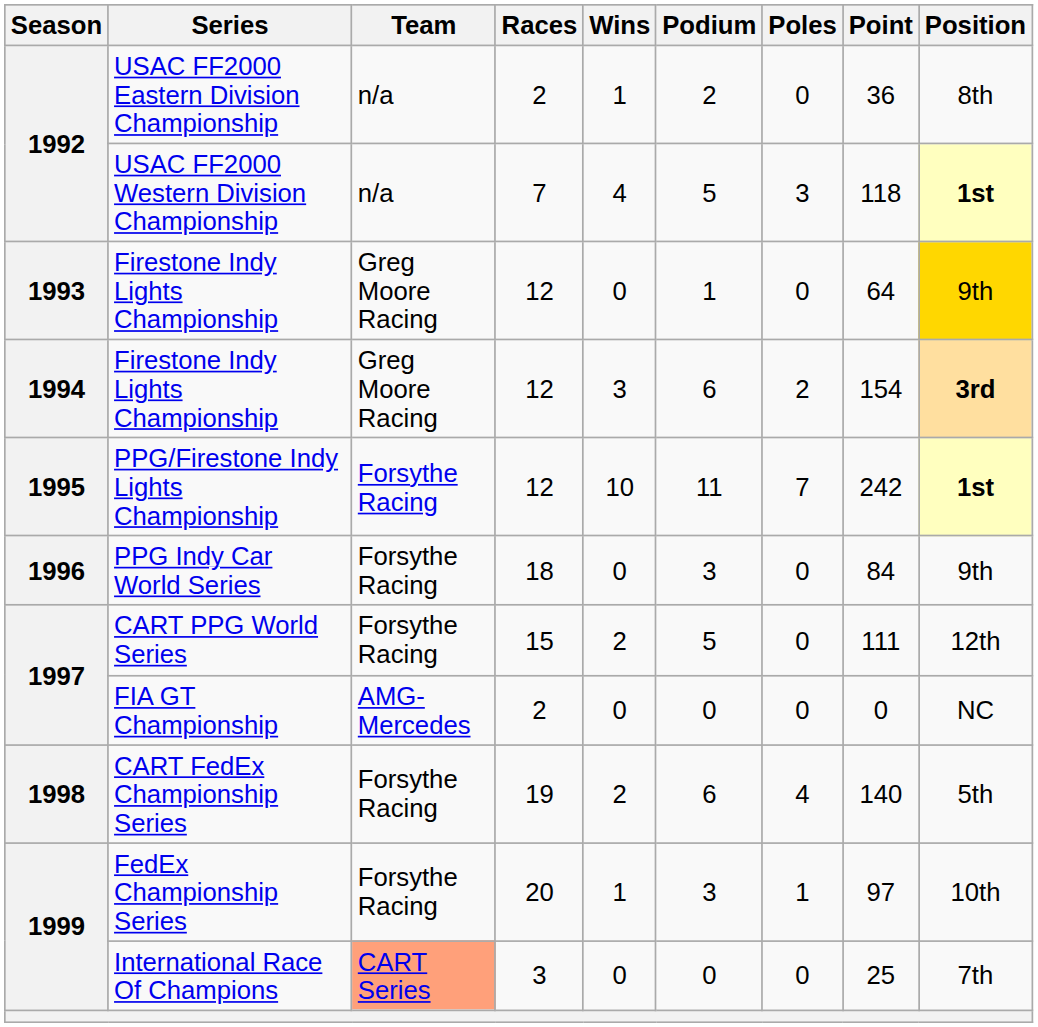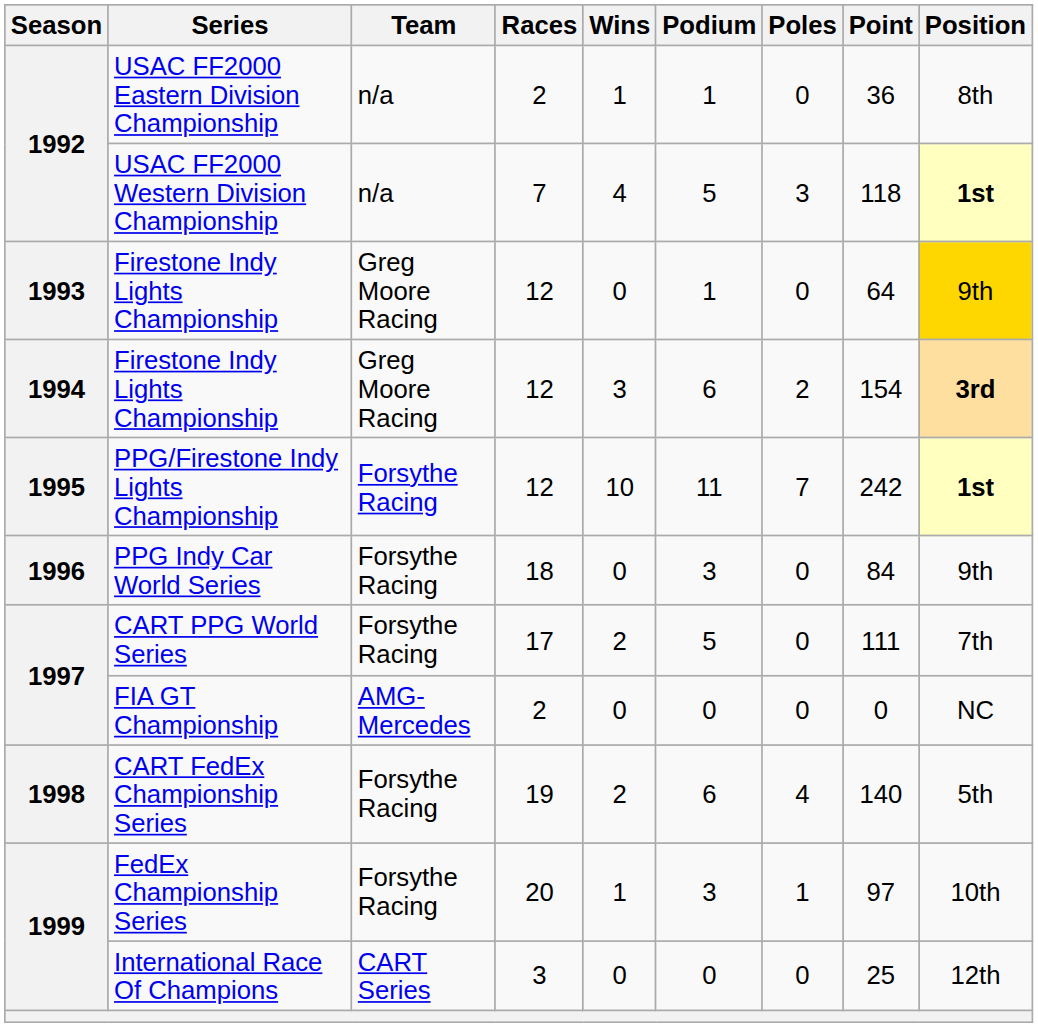(709, 95) 2 -> (709, 95) 1
(539, 640) 15 -> (539, 640) 17
(975, 640) 12th -> (975, 640) 7th
(394, 975) lightsalmon background -> (394, 975) no background
(975, 975) 7th -> (975, 975) 12th
